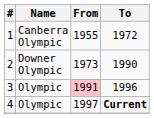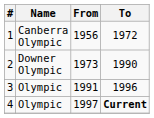(86, 36) 1955 -> (86, 36) 1956
(86, 88) pink background -> (86, 88) no background
